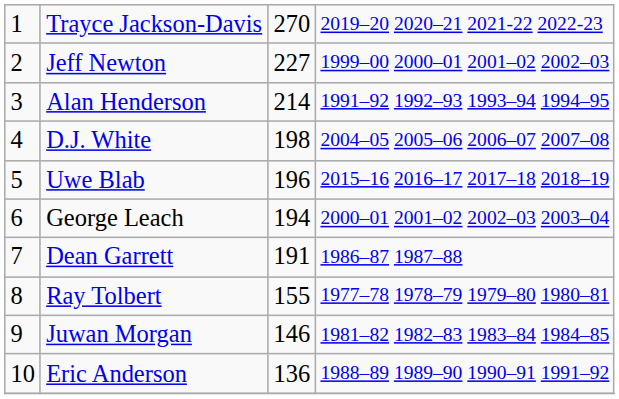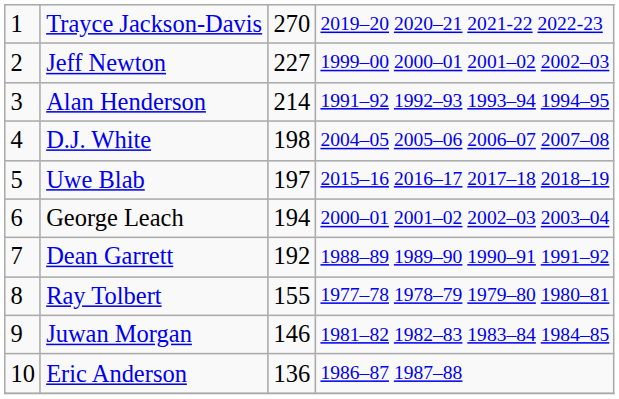(292, 179) 196 -> (292, 179) 197
(292, 256) 191 -> (292, 256) 192
(391, 256) 1986–87 1987–88 -> (465, 256) 1988–89 1989–90 1990–91 1991–92
(465, 373) 1988–89 1989–90 1990–91 1991–92 -> (391, 373) 1986–87 1987–88
